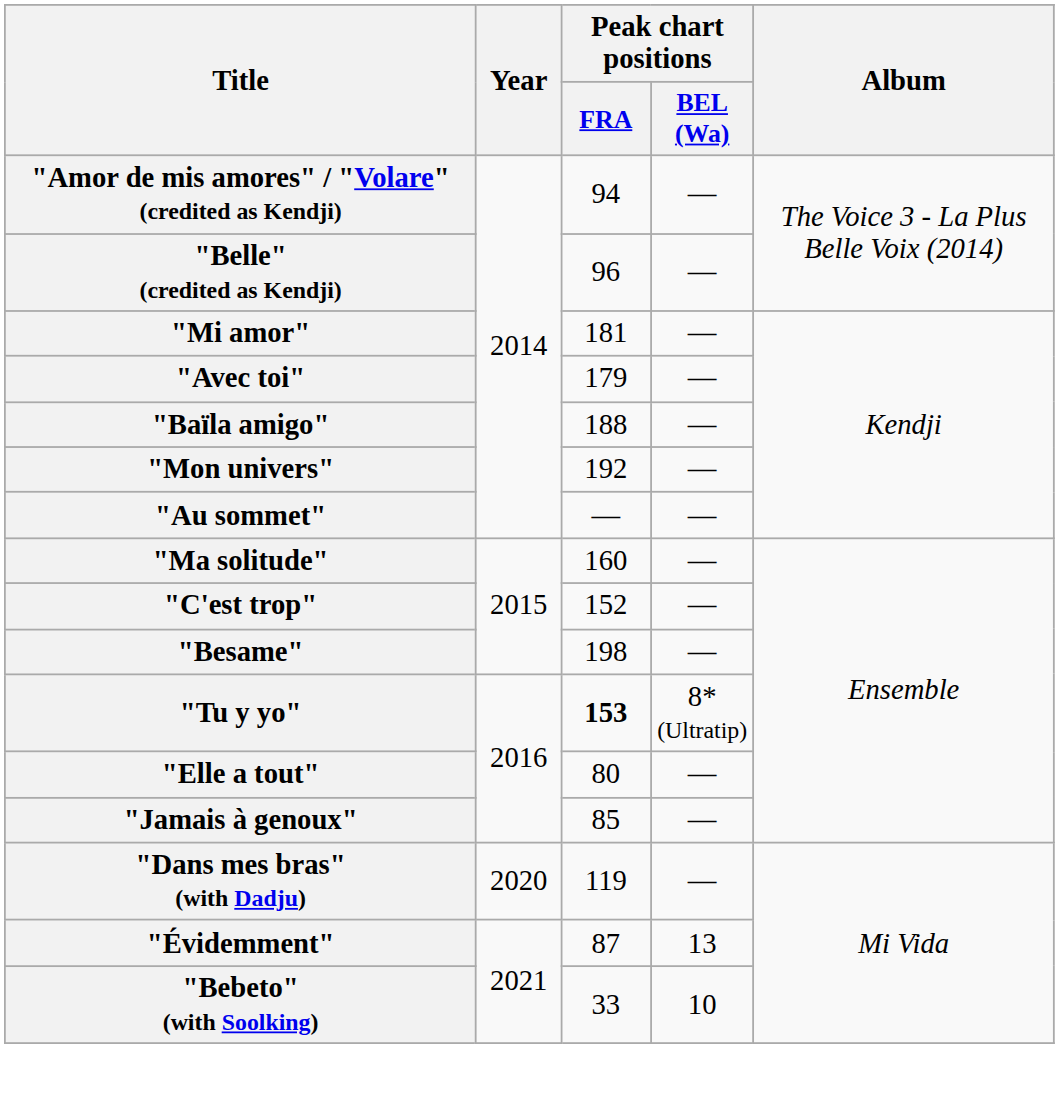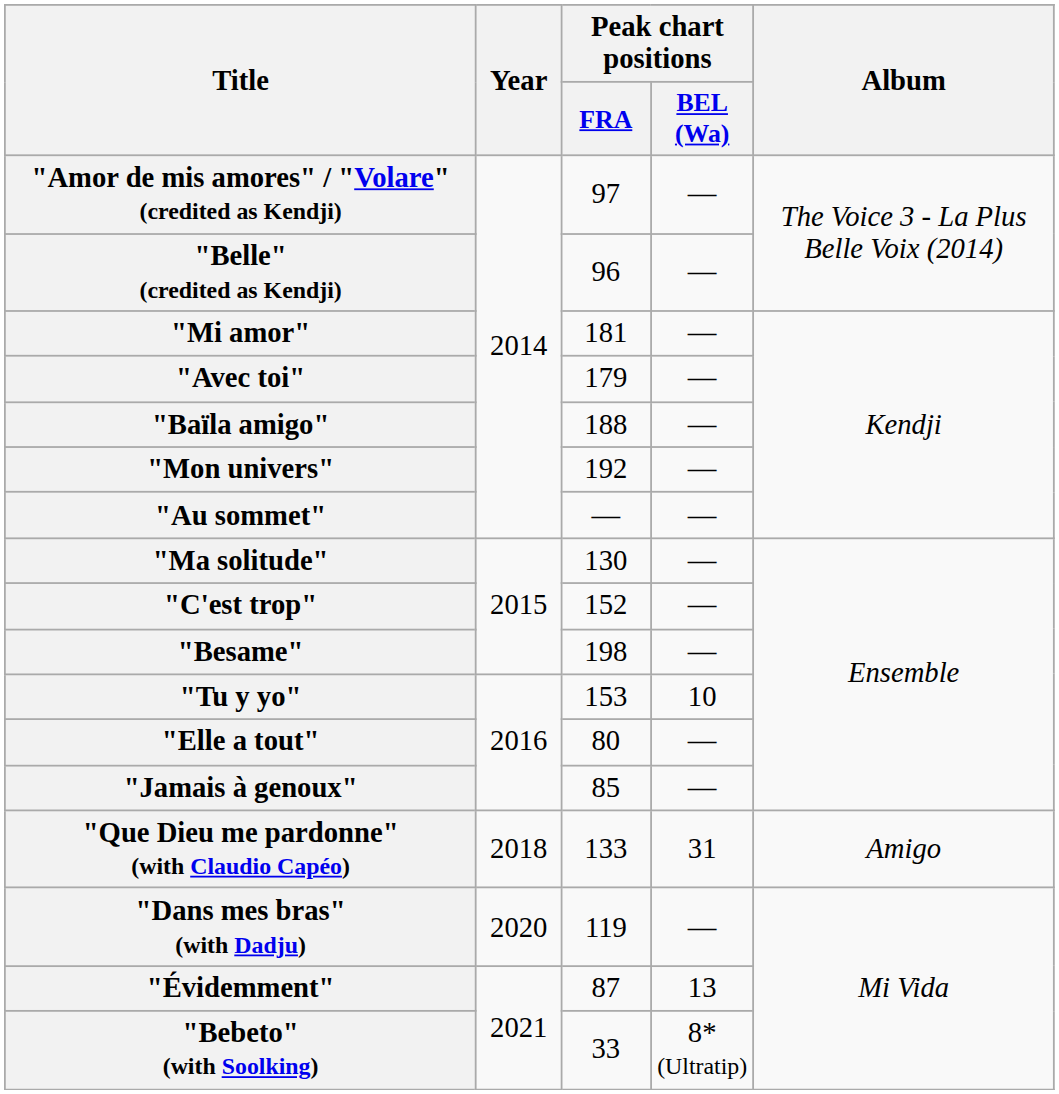(606, 193) 94 -> (606, 193) 97
(606, 560) 160 -> (606, 560) 130
(606, 712) bold -> (606, 696) normal
(702, 712) 8* (Ultratip) -> (702, 696) 10
+ row: (241, 848)
(702, 1004) 10 -> (702, 1049) 8* (Ultratip)
